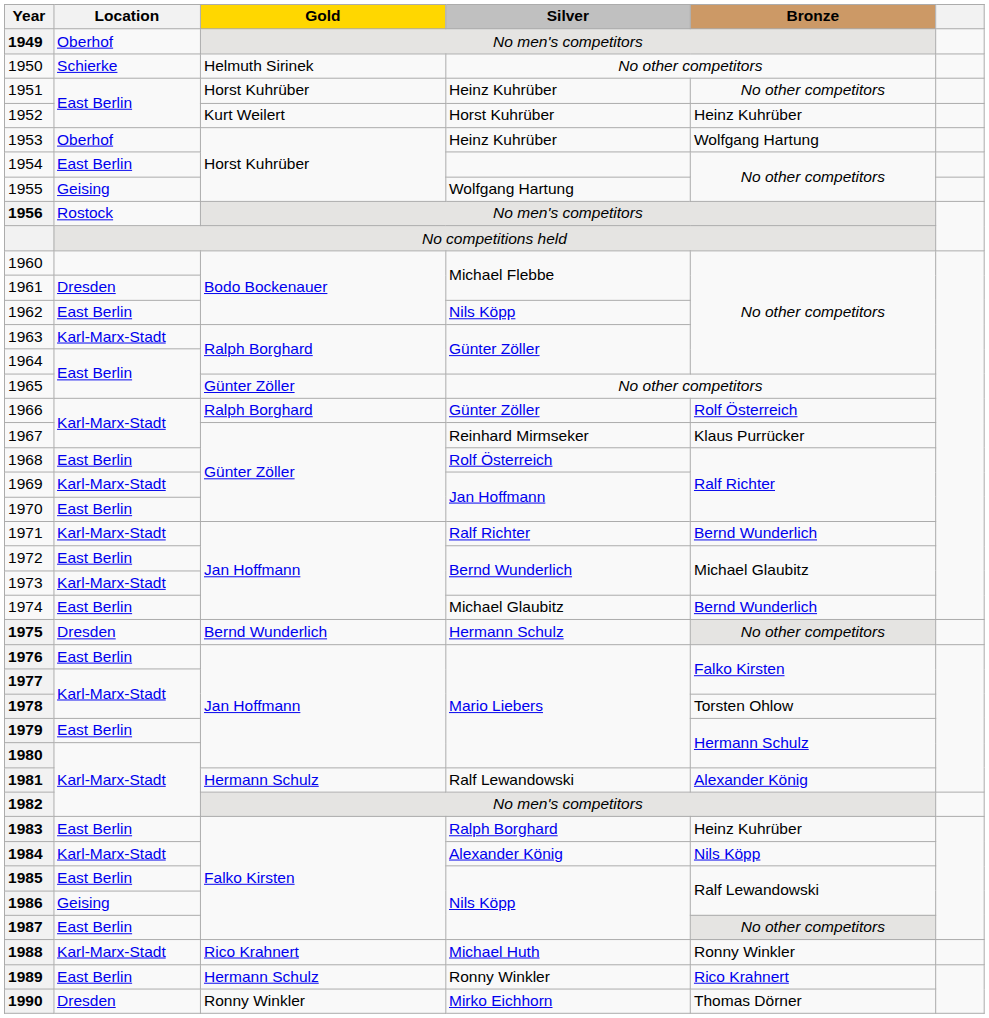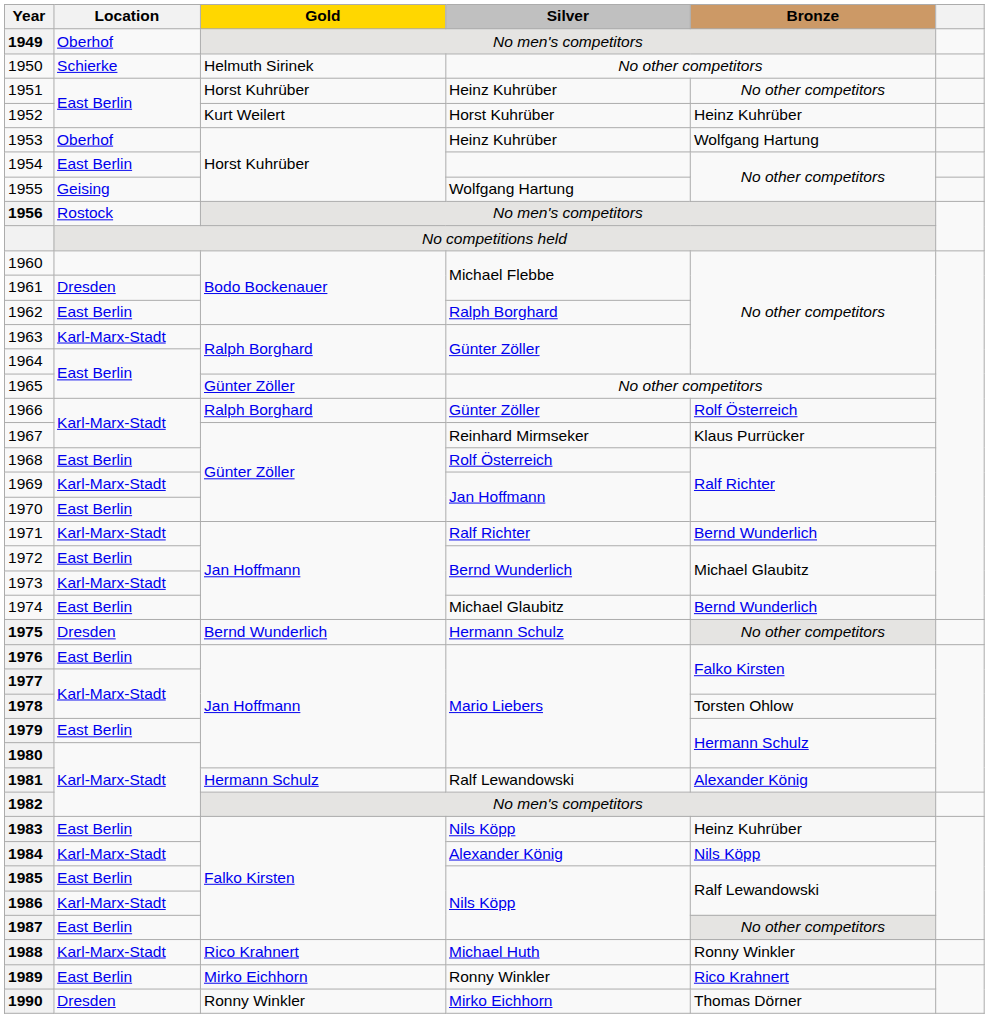(482, 312) Nils Köpp -> (503, 312) Ralph Borghard
(503, 829) Ralph Borghard -> (482, 829) Nils Köpp
(83, 902) Geising -> (111, 902) Karl-Marx-Stadt
(261, 976) Hermann Schulz -> (256, 976) Mirko Eichhorn
